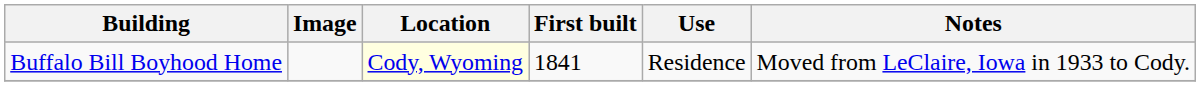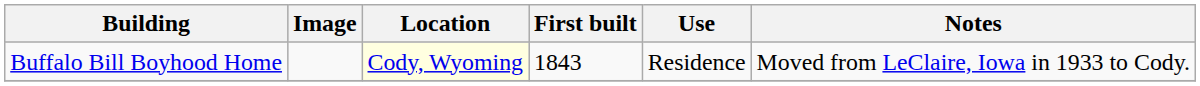(558, 61) 1841 -> (558, 61) 1843
